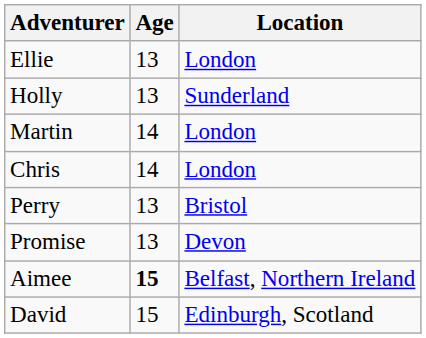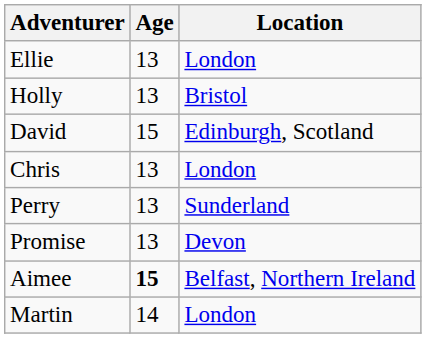(237, 95) Sunderland -> (216, 95) Bristol
rows swapped: (41, 132) <-> (38, 315)
(147, 168) 14 -> (147, 168) 13
(216, 205) Bristol -> (237, 205) Sunderland
